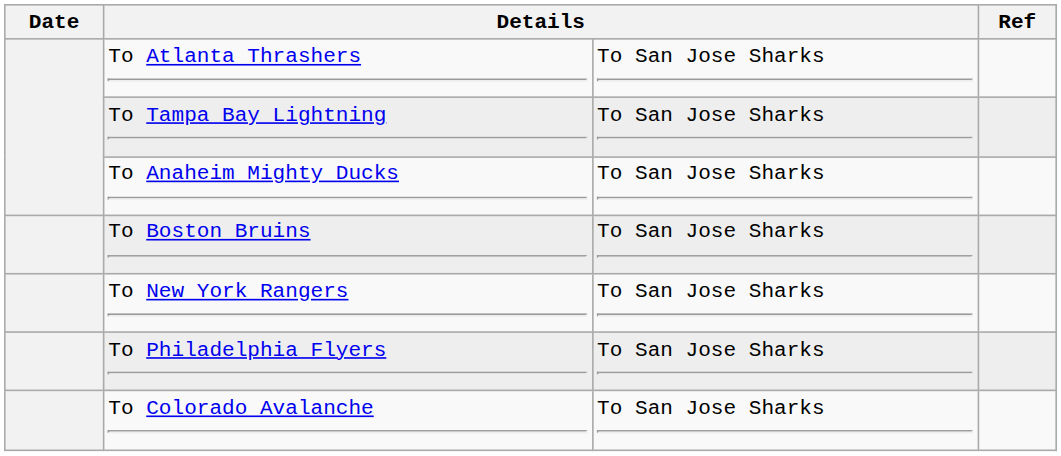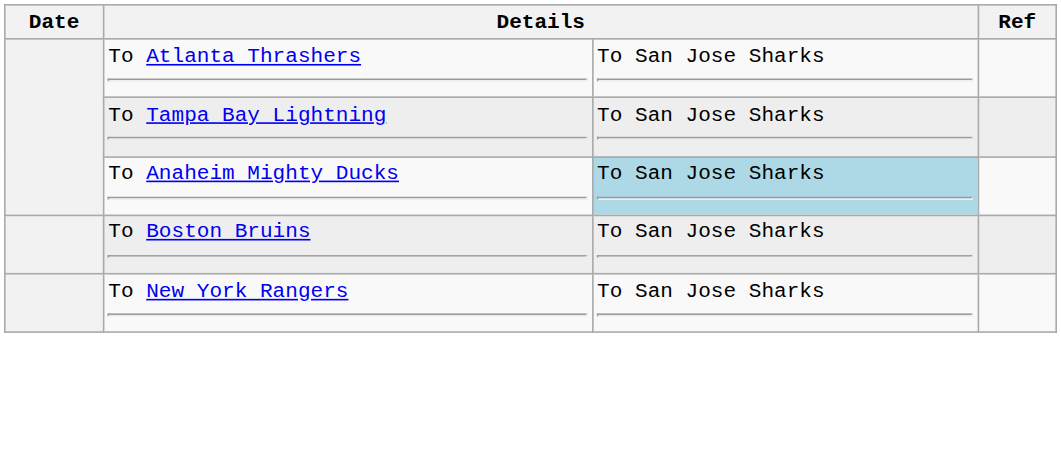(785, 180) no background -> (785, 180) lightblue background
- row: (348, 356)
- row: (348, 415)
